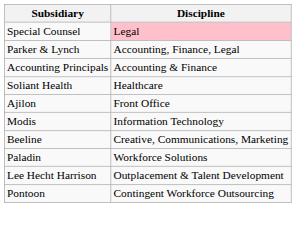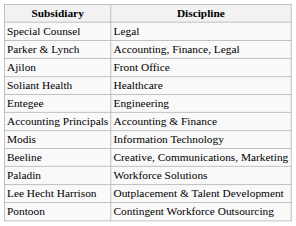(126, 31) pink background -> (126, 31) no background
rows swapped: (58, 67) <-> (21, 103)
+ row: (25, 103)
